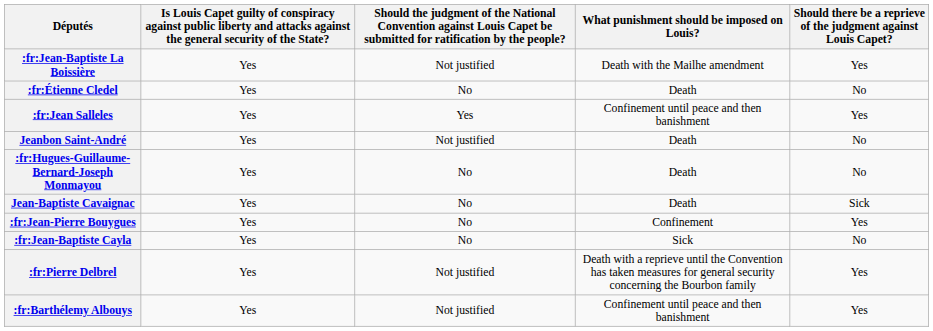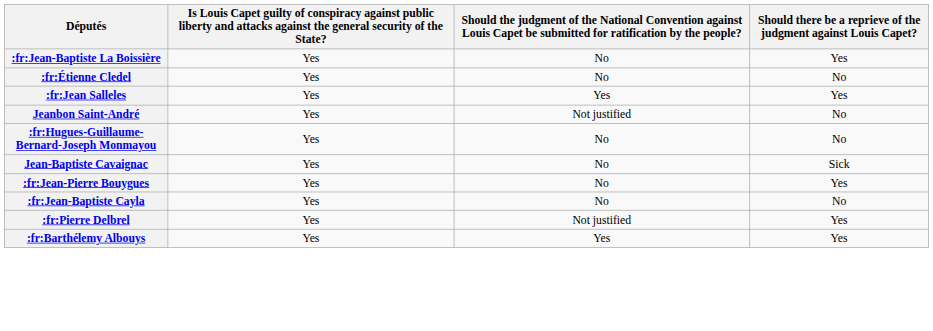- column: (683, 26)
(465, 65) Not justified -> (602, 58) No
(465, 310) Not justified -> (602, 238) Yes
